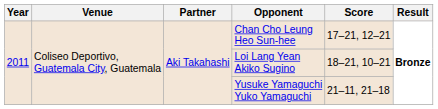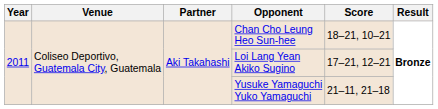(359, 35) 17–21, 12–21 -> (359, 35) 18–21, 10–21
(359, 63) 18–21, 10–21 -> (359, 63) 17–21, 12–21
